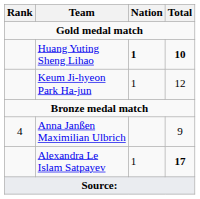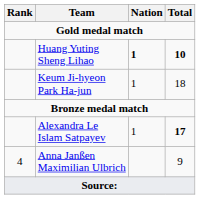(180, 84) 12 -> (180, 84) 18
rows swapped: (72, 161) <-> (82, 131)
